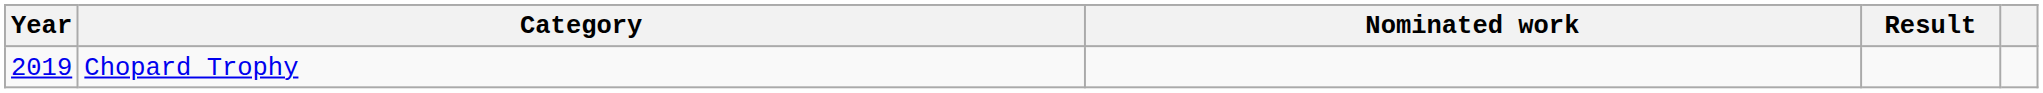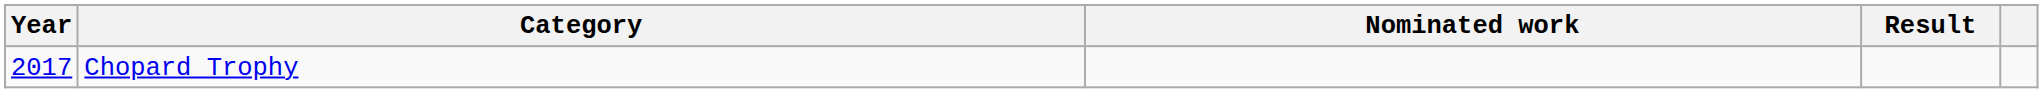(42, 67) 2019 -> (42, 67) 2017
